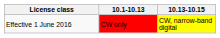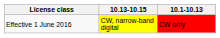columns swapped: (128, 10) <-> (186, 10)
